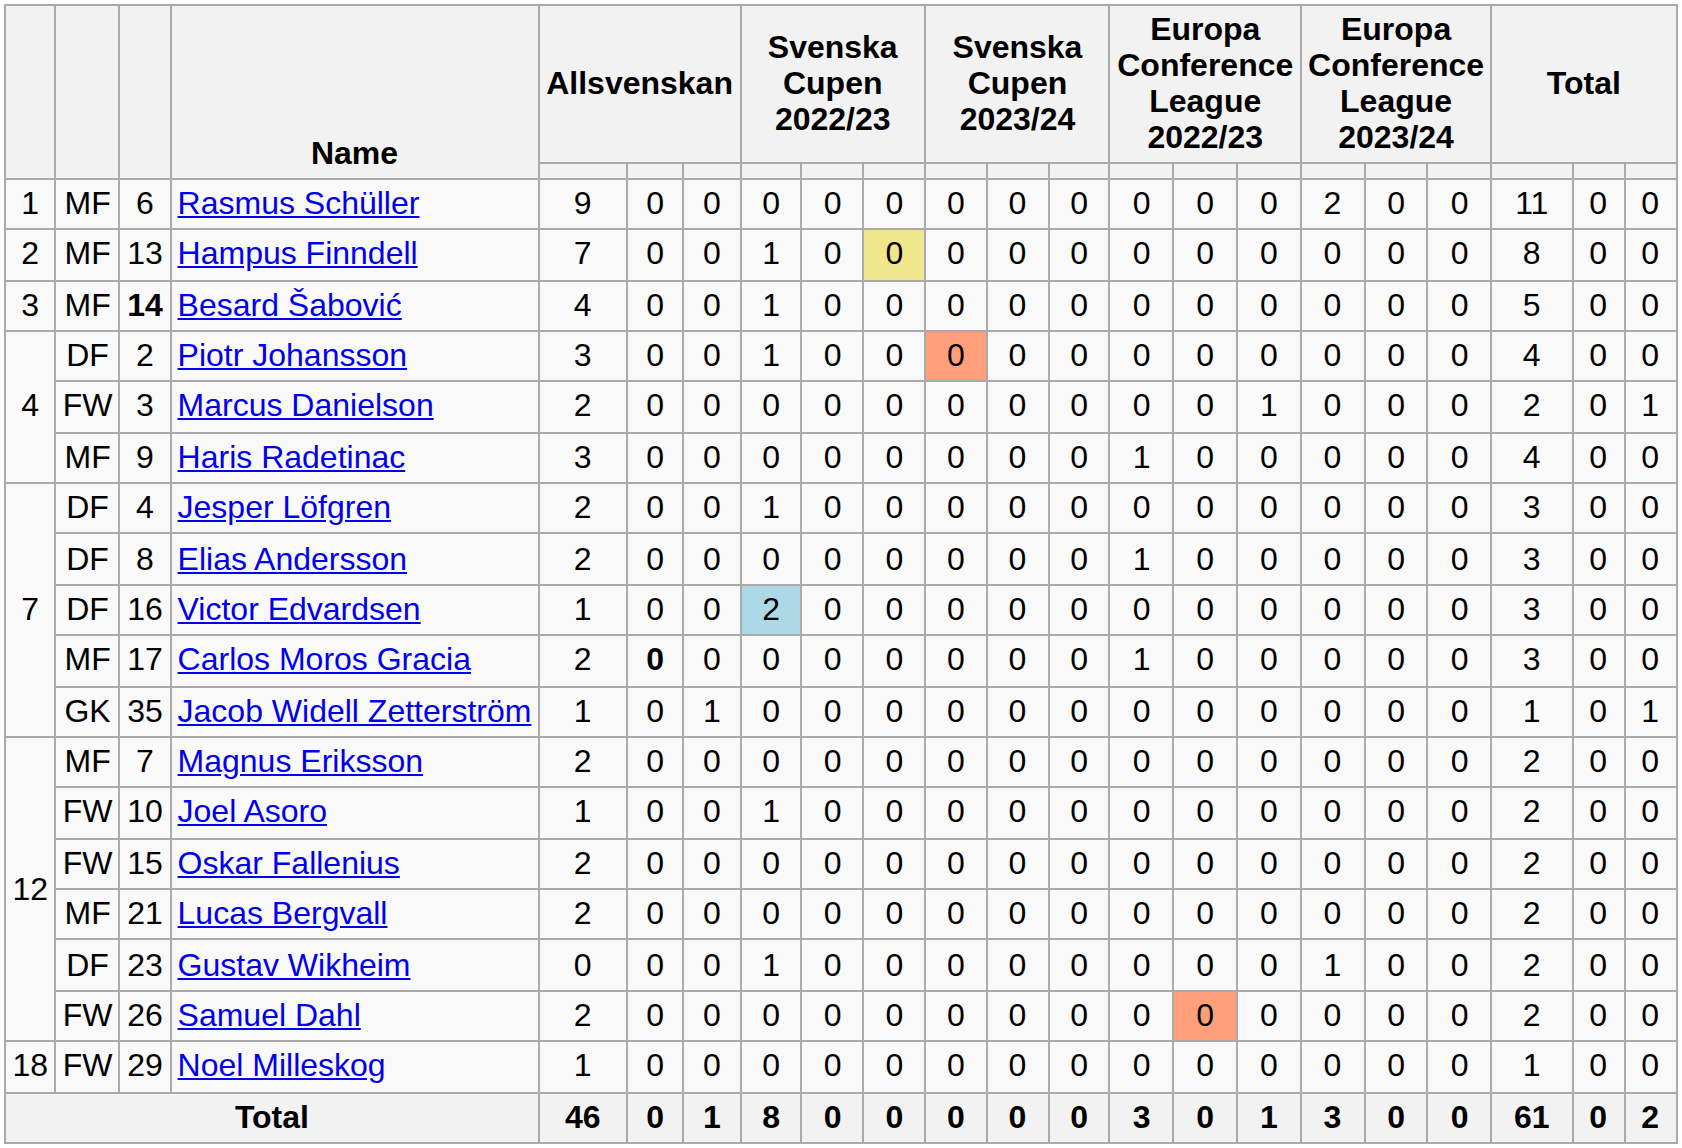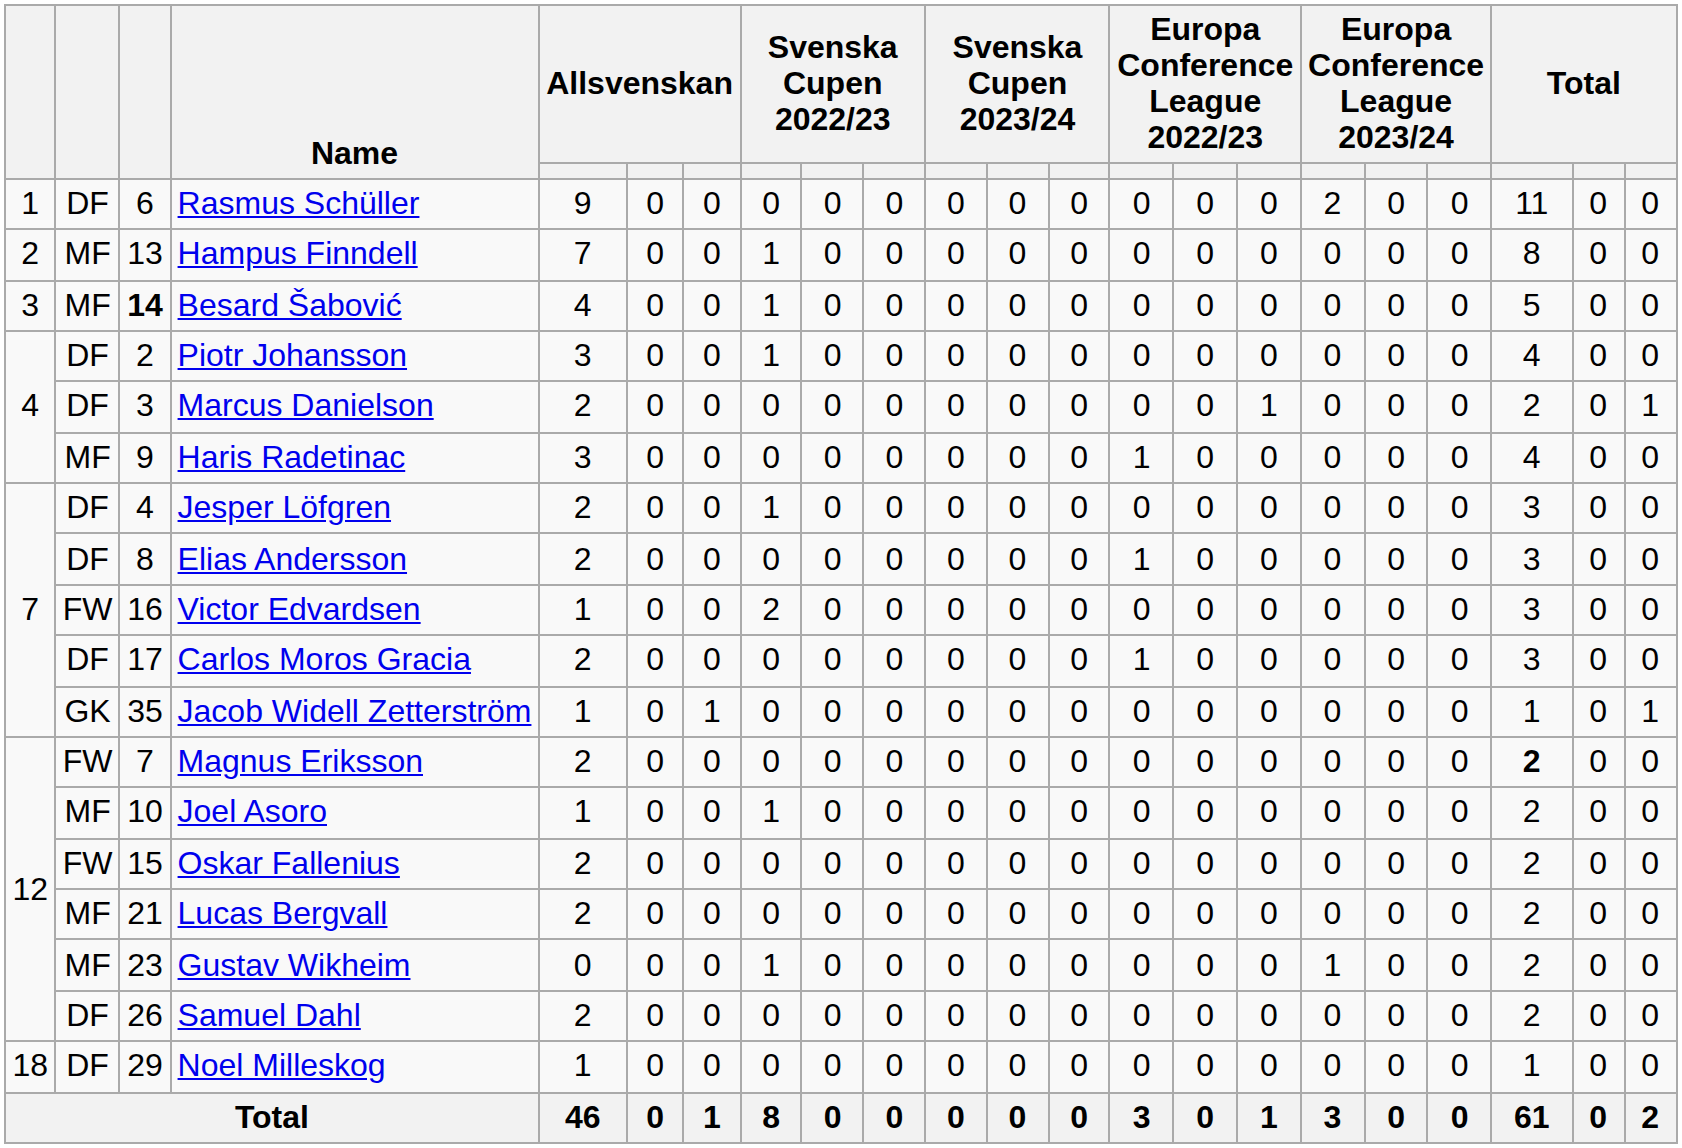(88, 203) MF -> (88, 203) DF
(894, 254) khaki background -> (894, 254) no background
(956, 355) lightsalmon background -> (956, 355) no background
(88, 406) FW -> (88, 406) DF
(88, 609) DF -> (88, 609) FW
(771, 609) lightblue background -> (771, 609) no background
(88, 660) MF -> (88, 660) DF
(655, 660) bold -> (655, 660) normal
(88, 761) MF -> (88, 761) FW
(1532, 761) normal -> (1532, 761) bold
(88, 812) FW -> (88, 812) MF
(88, 964) DF -> (88, 964) MF
(88, 1015) FW -> (88, 1015) DF
(1205, 1015) lightsalmon background -> (1205, 1015) no background
(88, 1066) FW -> (88, 1066) DF
